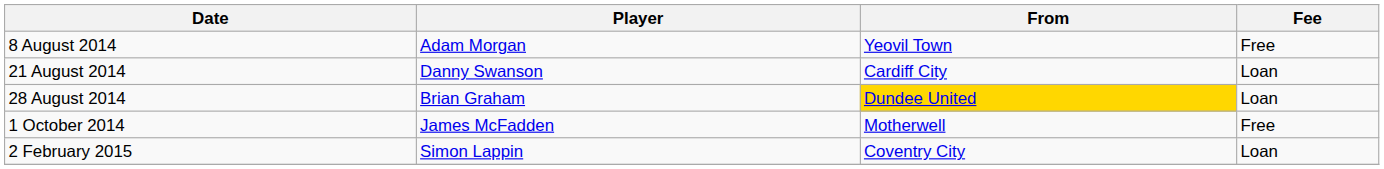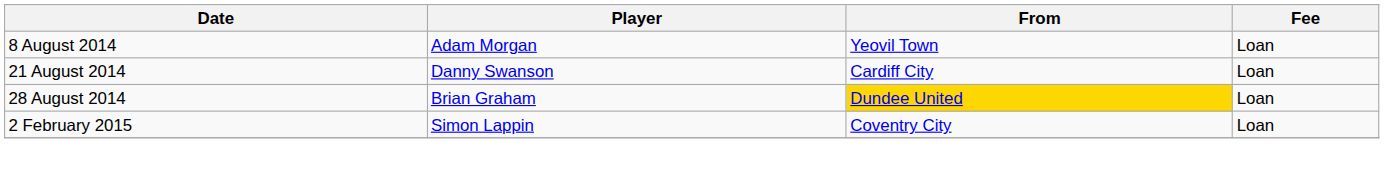(1258, 45) Free -> (1255, 45) Loan
- row: (67, 125)
